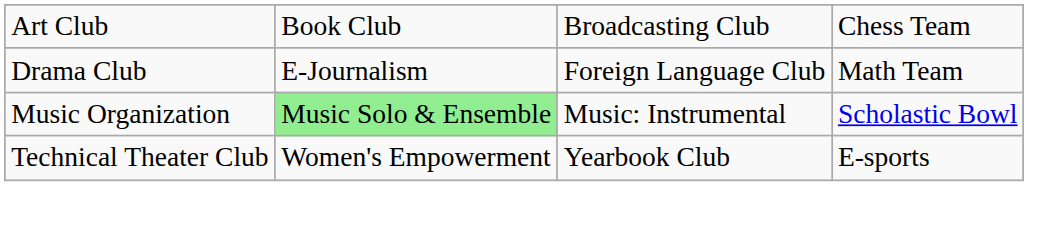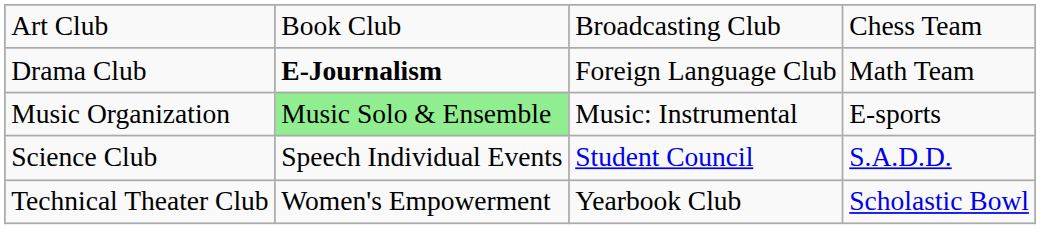(355, 69) normal -> (362, 69) bold
(928, 113) Scholastic Bowl -> (895, 113) E-sports
+ row: (84, 157)
(884, 157) E-sports -> (939, 200) Scholastic Bowl
